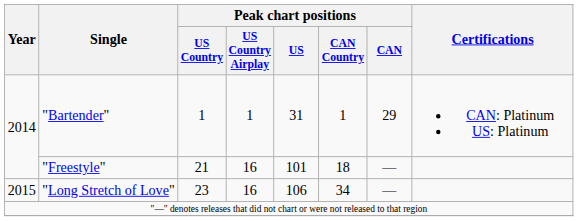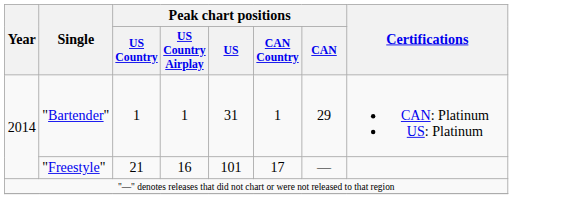(343, 167) 18 -> (278, 167) 17
- row: (108, 190)
